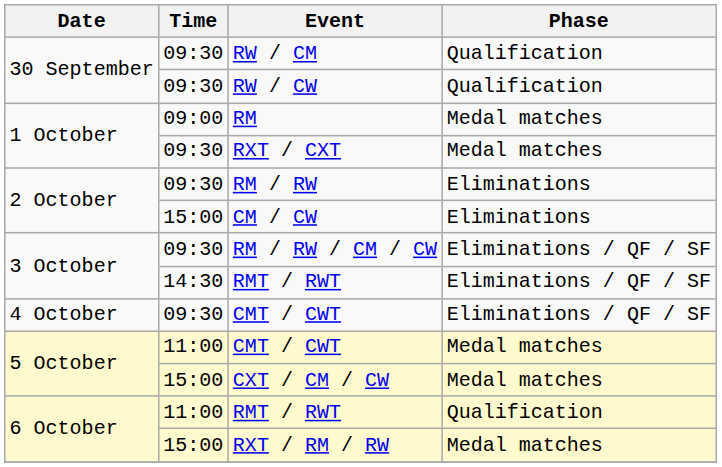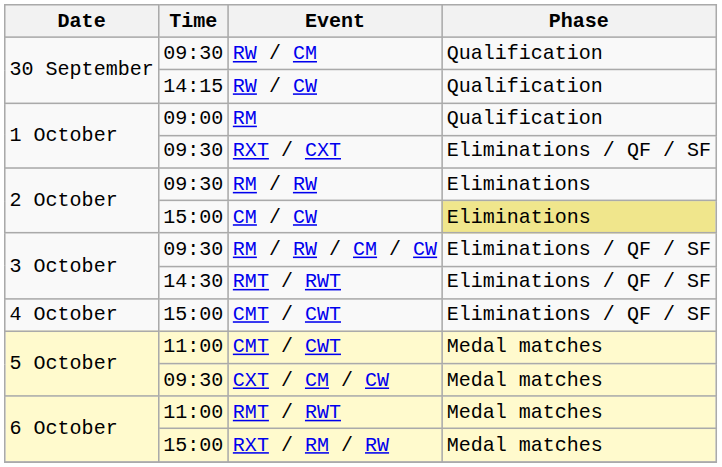(193, 86) 09:30 -> (193, 86) 14:15
(525, 119) Medal matches -> (525, 119) Qualification
(525, 152) Medal matches -> (579, 152) Eliminations / QF / SF
(519, 217) no background -> (519, 217) khaki background
(193, 315) 09:30 -> (193, 315) 15:00
(193, 380) 15:00 -> (193, 380) 09:30
(525, 413) Qualification -> (525, 413) Medal matches
